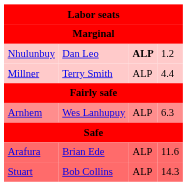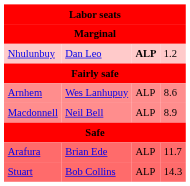- row: (23, 73)
(167, 112) 6.3 -> (170, 93) 8.6
+ row: (33, 112)
(170, 152) 11.6 -> (173, 152) 11.7
